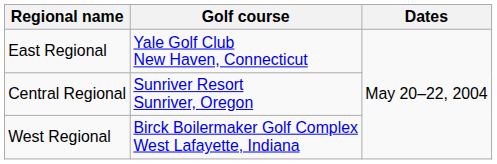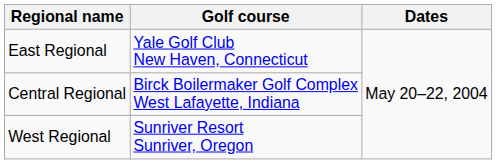(193, 94) Sunriver Resort Sunriver, Oregon -> (246, 94) Birck Boilermaker Golf Complex West Lafayette, Indiana
(246, 136) Birck Boilermaker Golf Complex West Lafayette, Indiana -> (193, 136) Sunriver Resort Sunriver, Oregon
